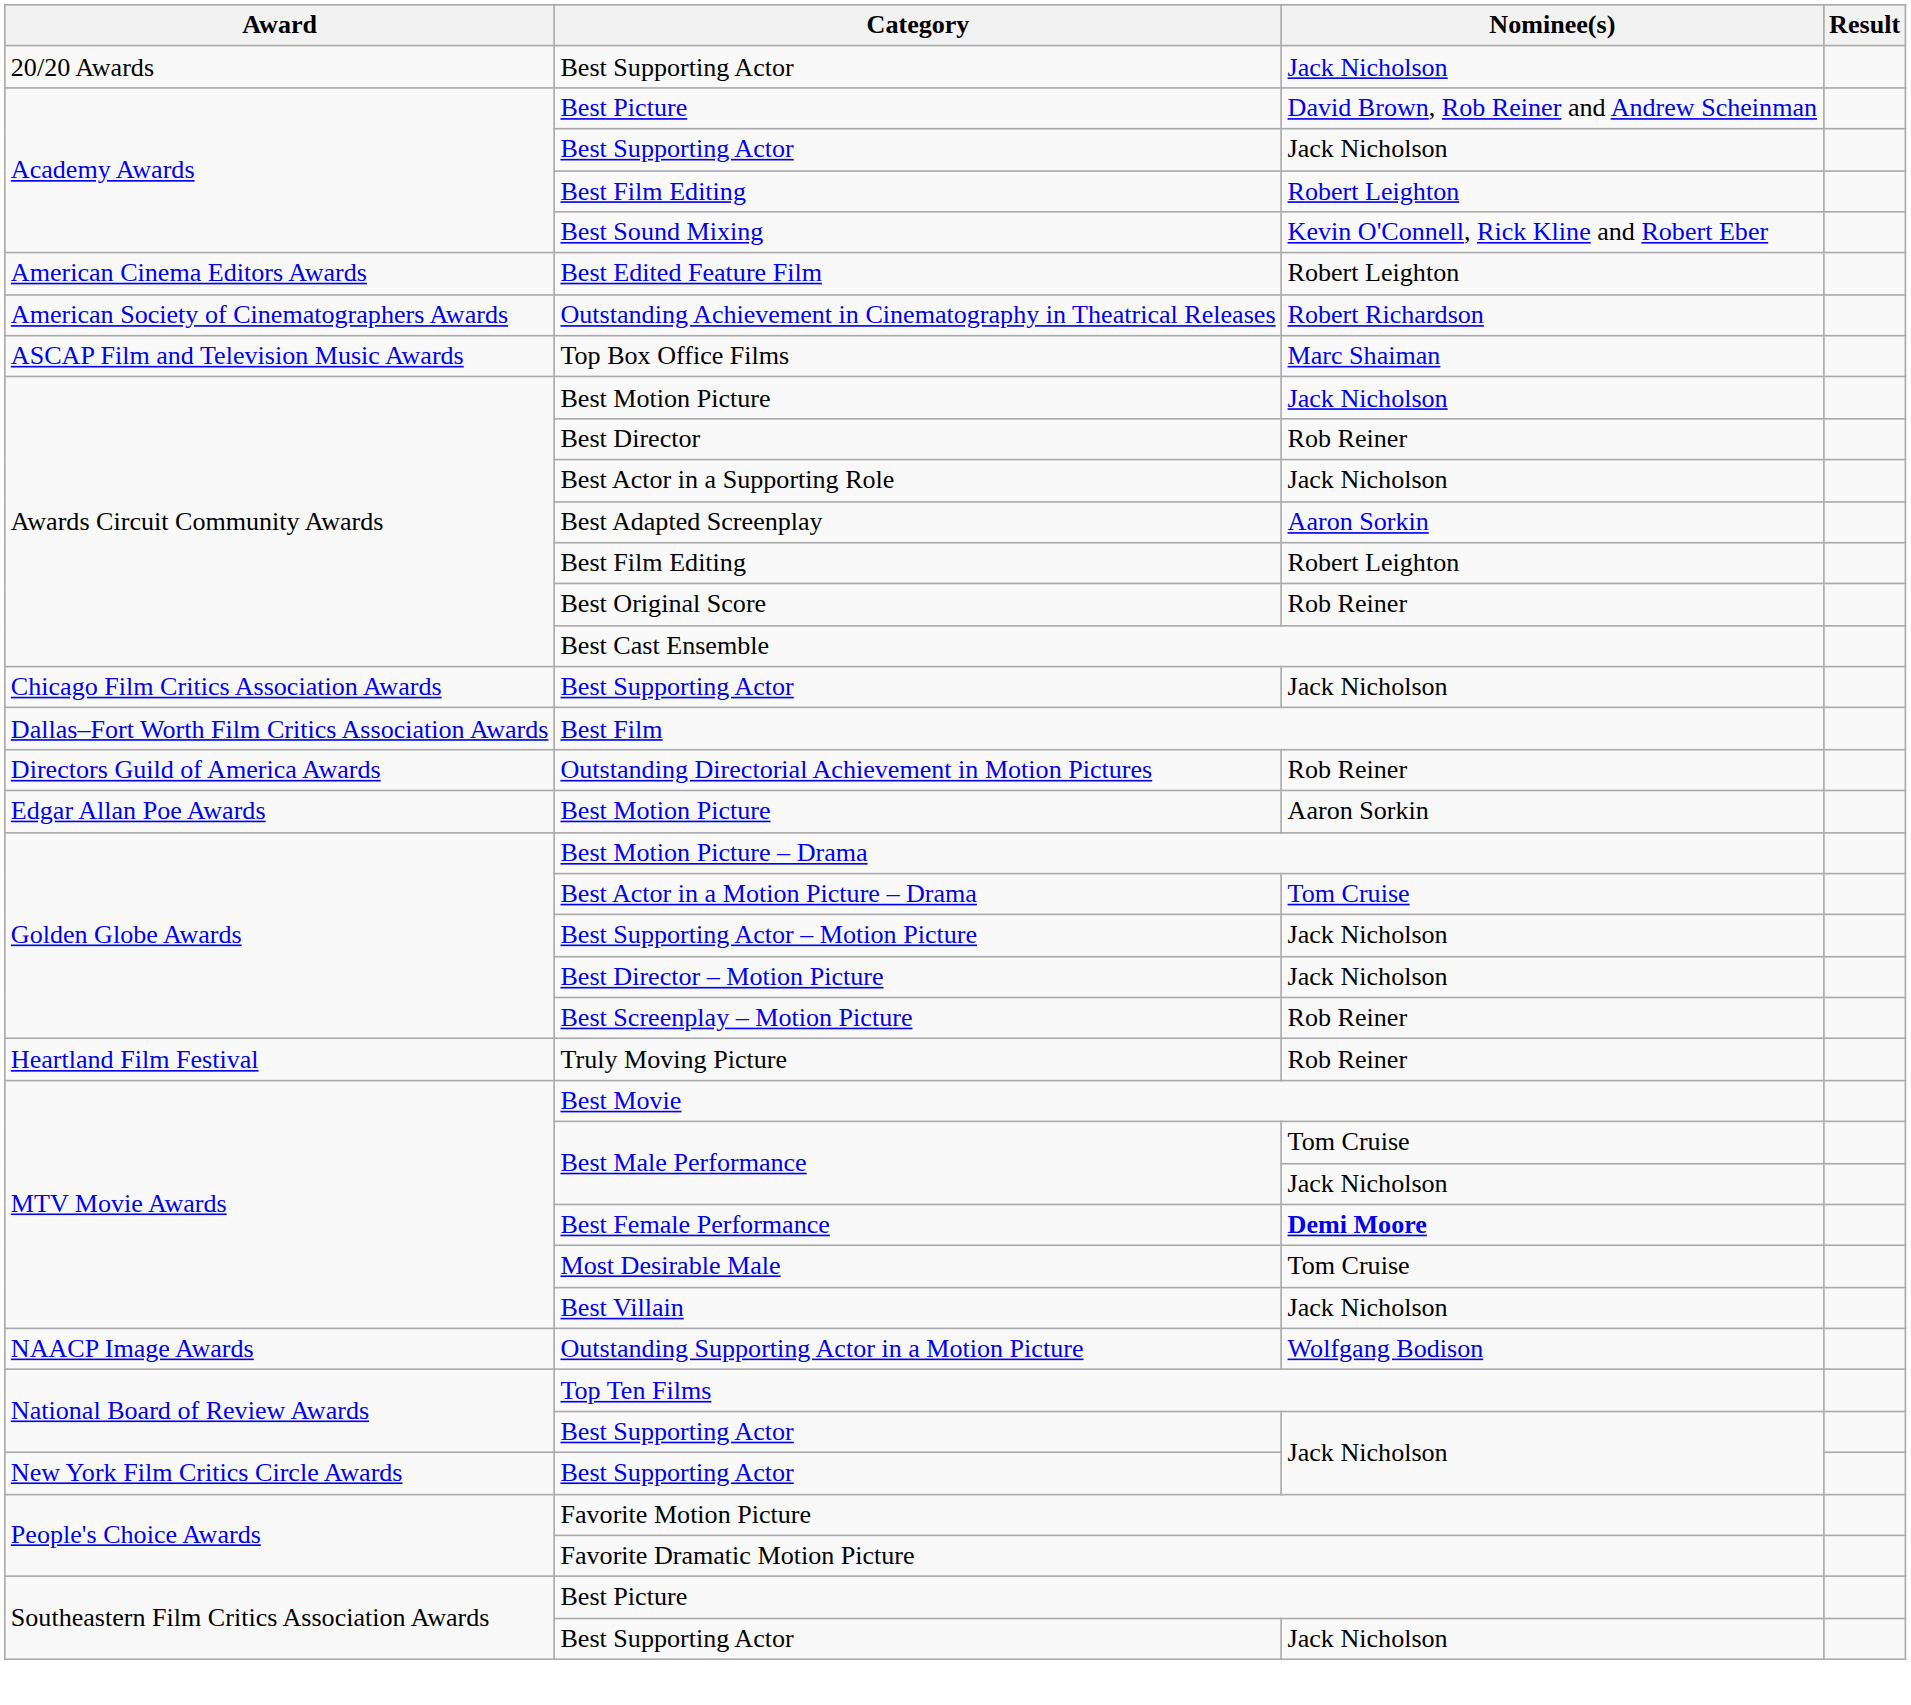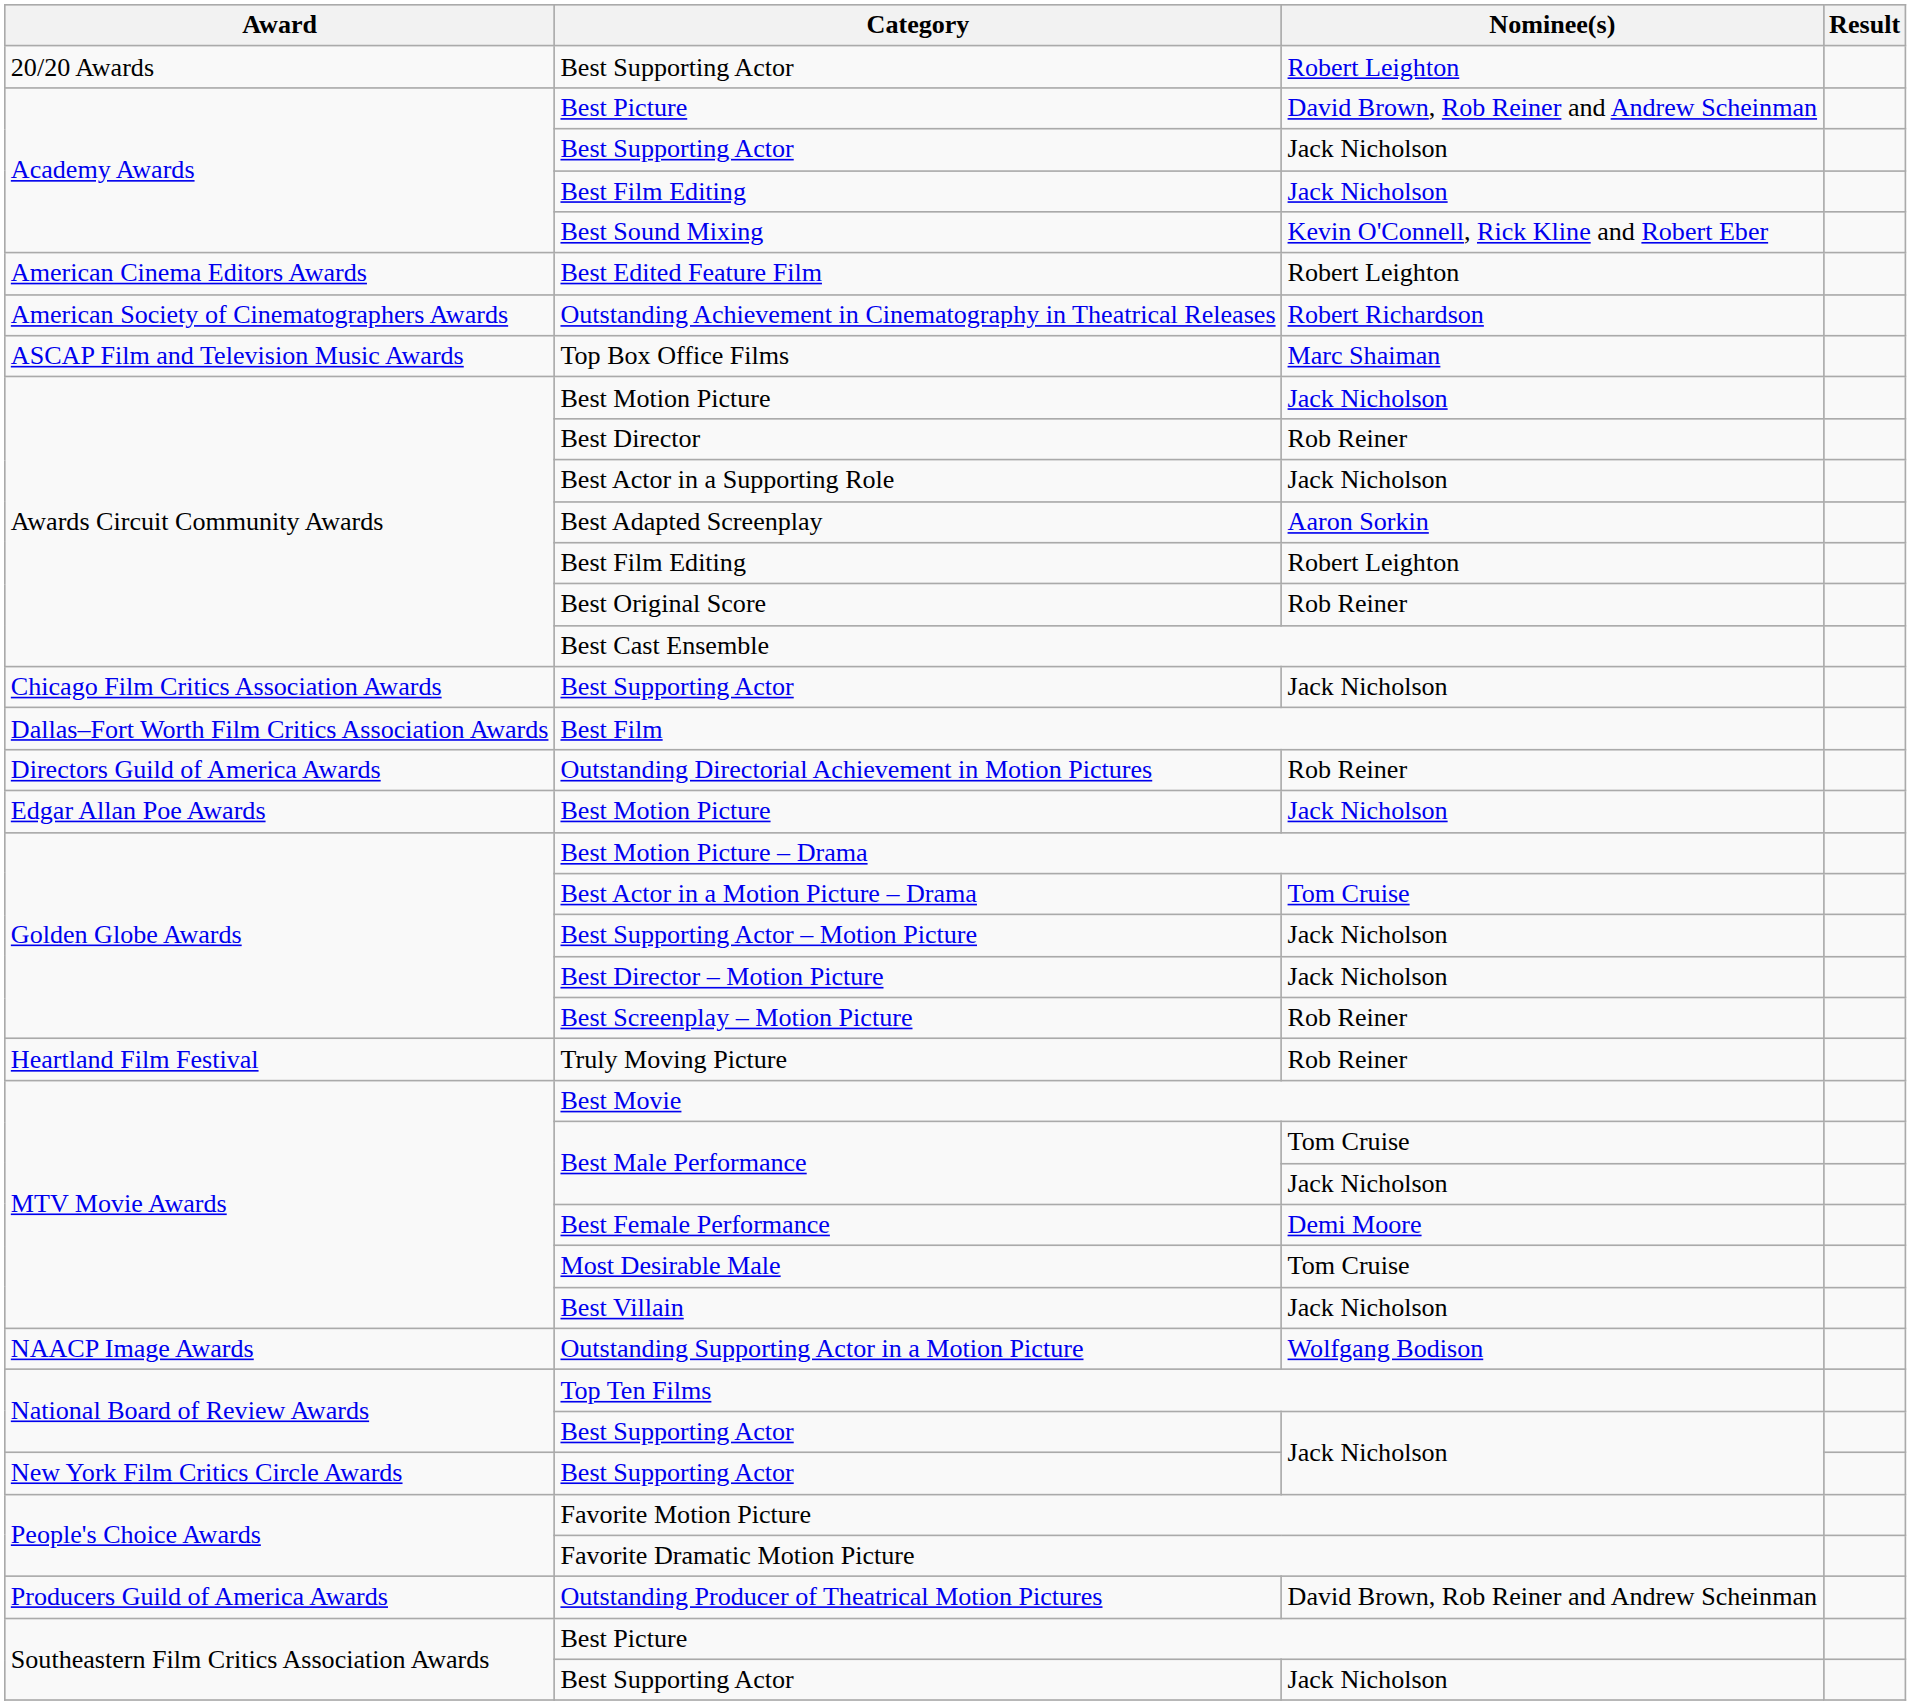(1368, 66) Jack Nicholson -> (1373, 66) Robert Leighton
(1373, 190) Robert Leighton -> (1368, 190) Jack Nicholson
(1358, 811) Aaron Sorkin -> (1368, 811) Jack Nicholson
(1357, 1224) bold -> (1355, 1224) normal
+ row: (199, 1596)
